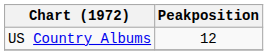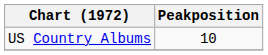(208, 39) 12 -> (208, 39) 10
